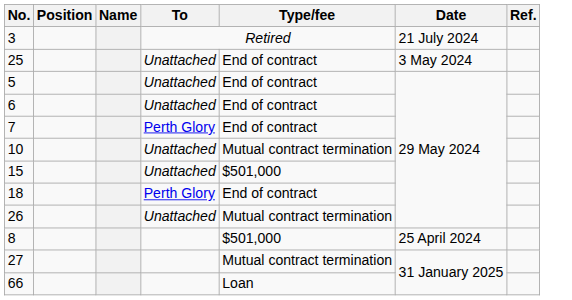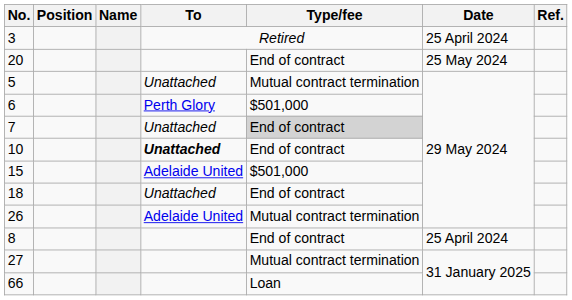(438, 37) 21 July 2024 -> (467, 37) 25 April 2024
- row: (16, 60)
+ row: (16, 60)
(270, 82) End of contract -> (335, 82) Mutual contract termination
(180, 104) Unattached -> (179, 104) Perth Glory
(270, 104) End of contract -> (279, 104) $501,000
(179, 127) Perth Glory -> (180, 127) Unattached
(270, 127) no background -> (297, 127) lightgrey background
(180, 149) normal -> (182, 149) bold
(307, 149) Mutual contract termination -> (297, 149) End of contract
(180, 171) Unattached -> (193, 171) Adelaide United
(179, 194) Perth Glory -> (180, 194) Unattached
(180, 216) Unattached -> (193, 216) Adelaide United
(252, 238) $501,000 -> (297, 238) End of contract
